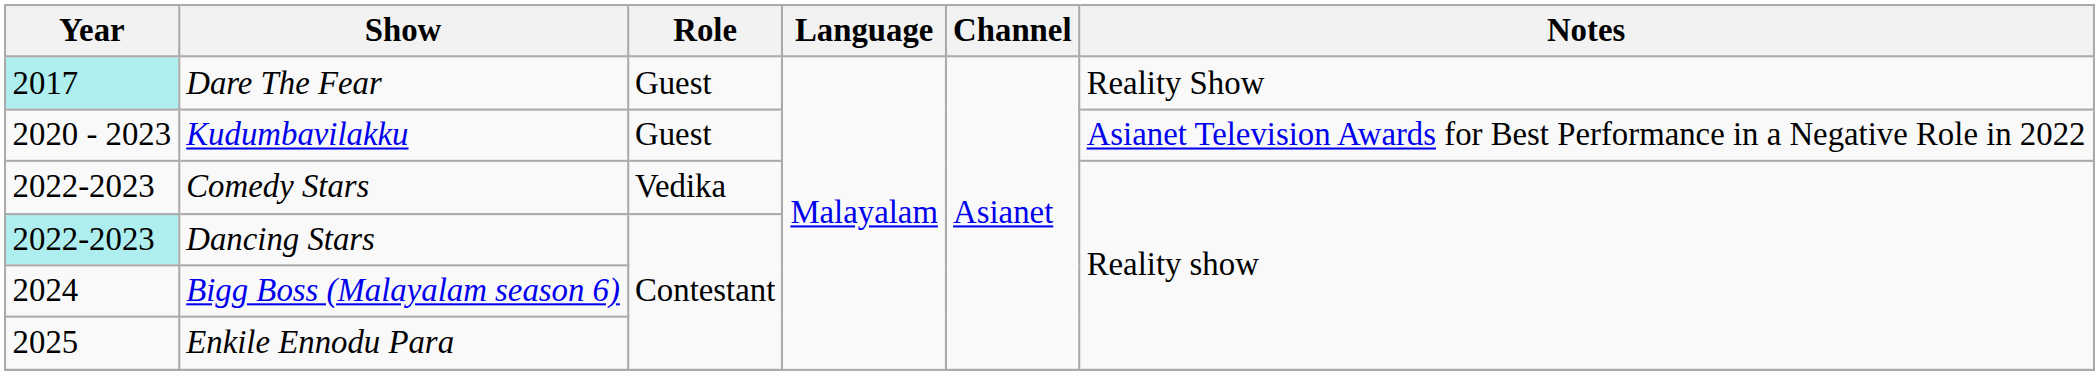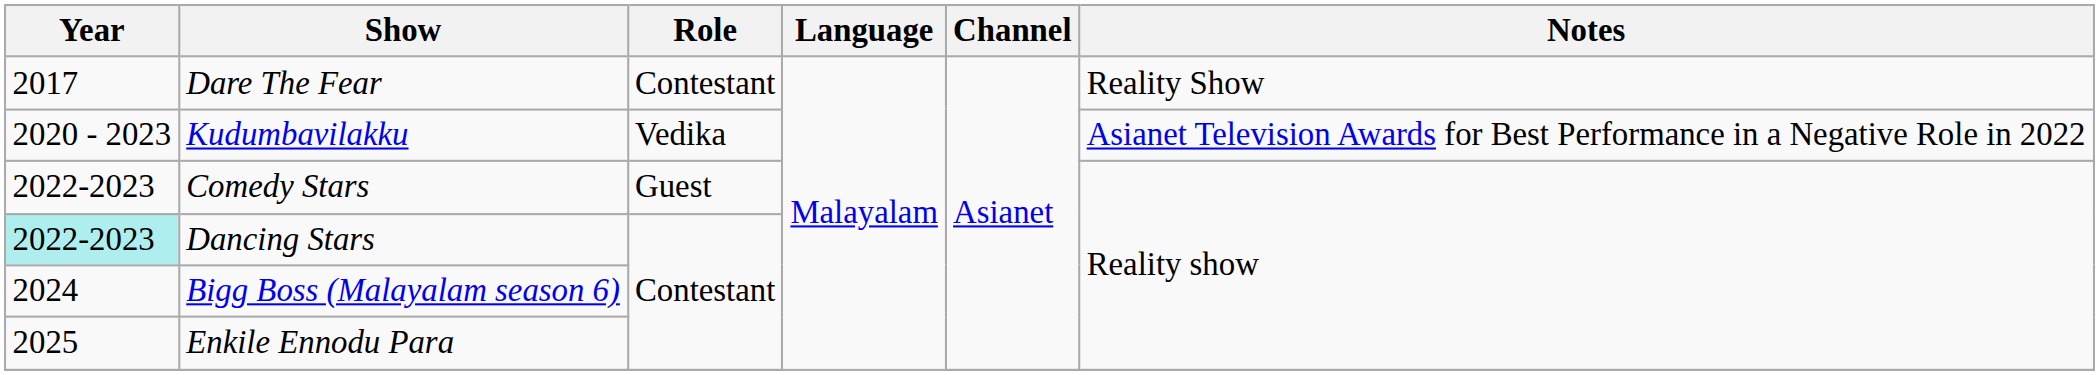(45, 82) paleturquoise background -> (45, 82) no background
(673, 82) Guest -> (705, 82) Contestant
(673, 134) Guest -> (681, 134) Vedika
(681, 186) Vedika -> (673, 186) Guest
